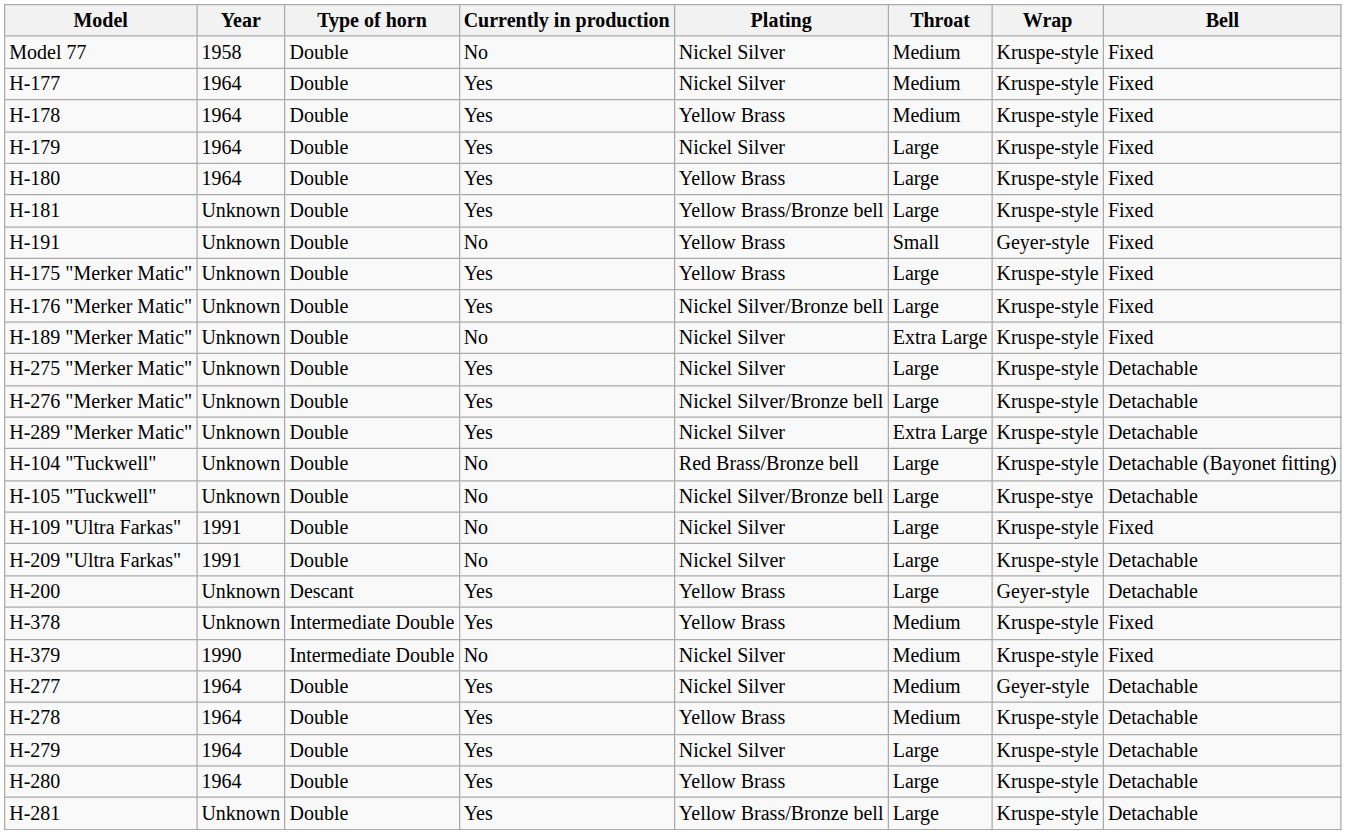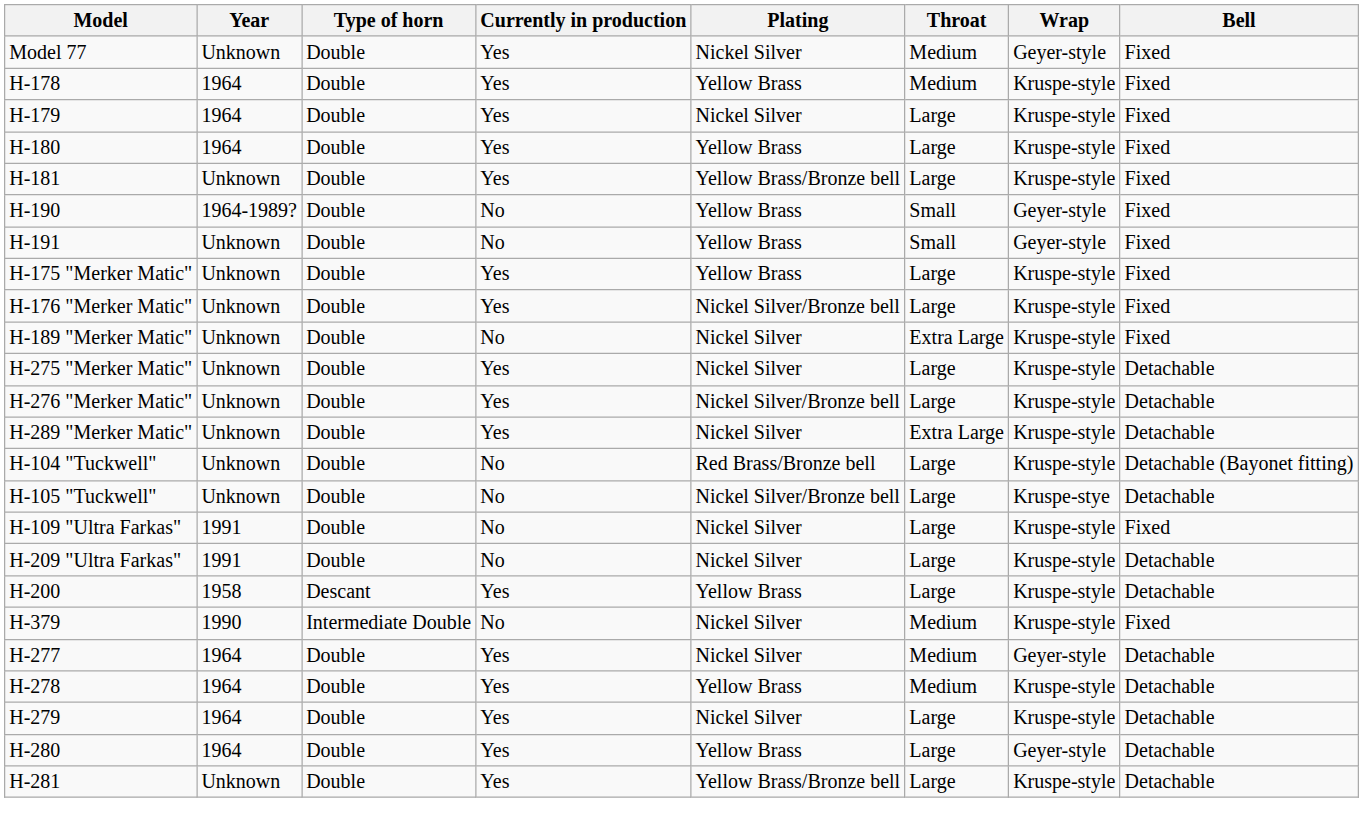(221, 52) 1958 -> (241, 52) Unknown
(476, 52) No -> (495, 52) Yes
(1048, 52) Kruspe-style -> (1060, 52) Geyer-style
- row: (35, 83)
+ row: (35, 210)
(241, 591) Unknown -> (221, 591) 1958
(1043, 591) Geyer-style -> (1064, 591) Kruspe-style
- row: (35, 623)
(1048, 781) Kruspe-style -> (1060, 749) Geyer-style
